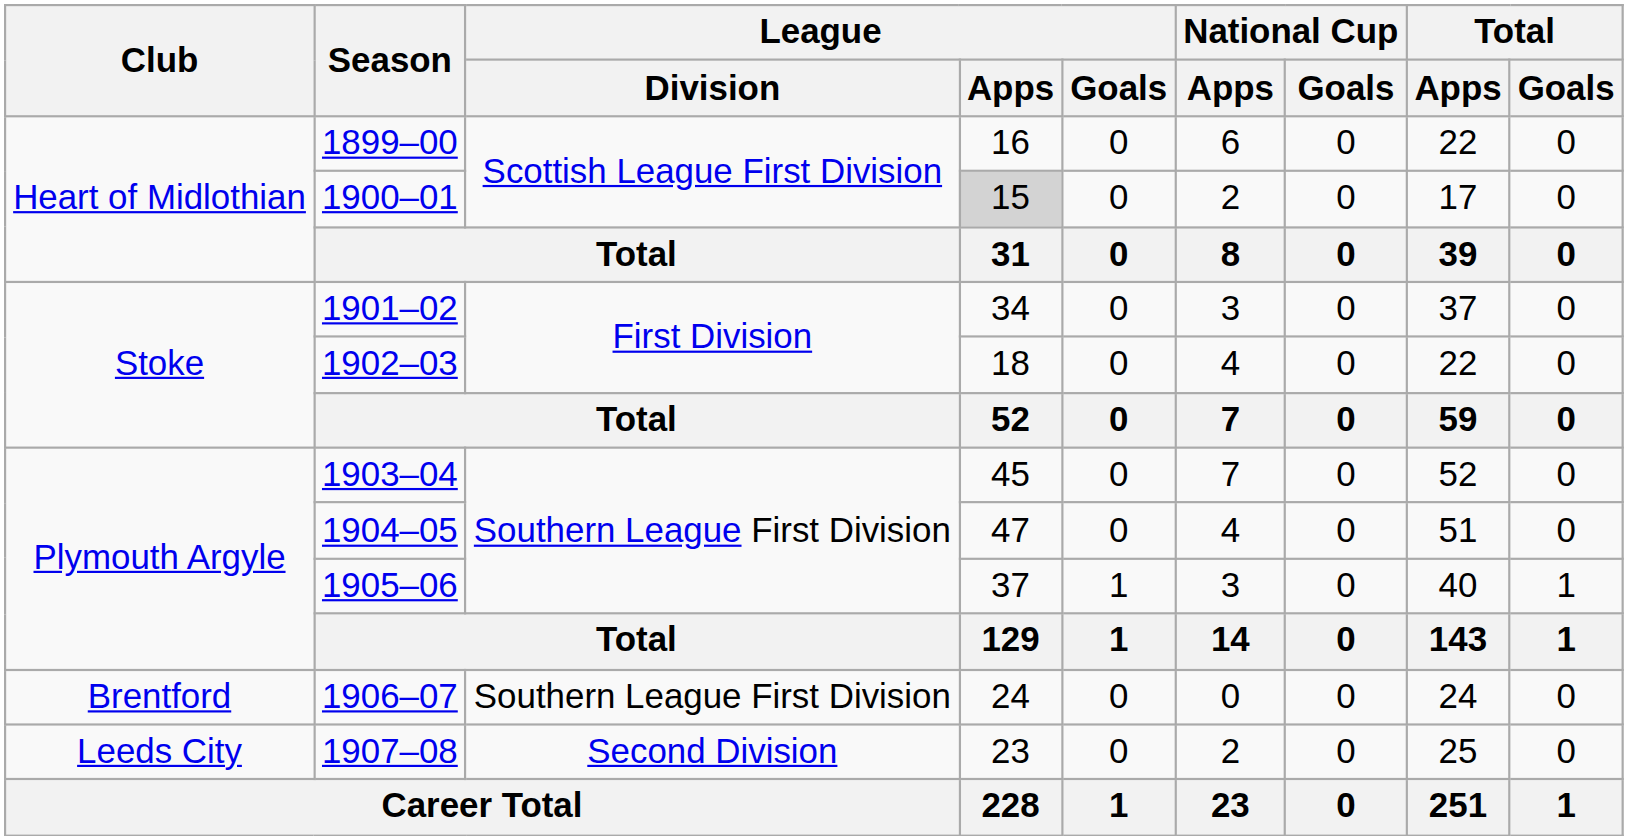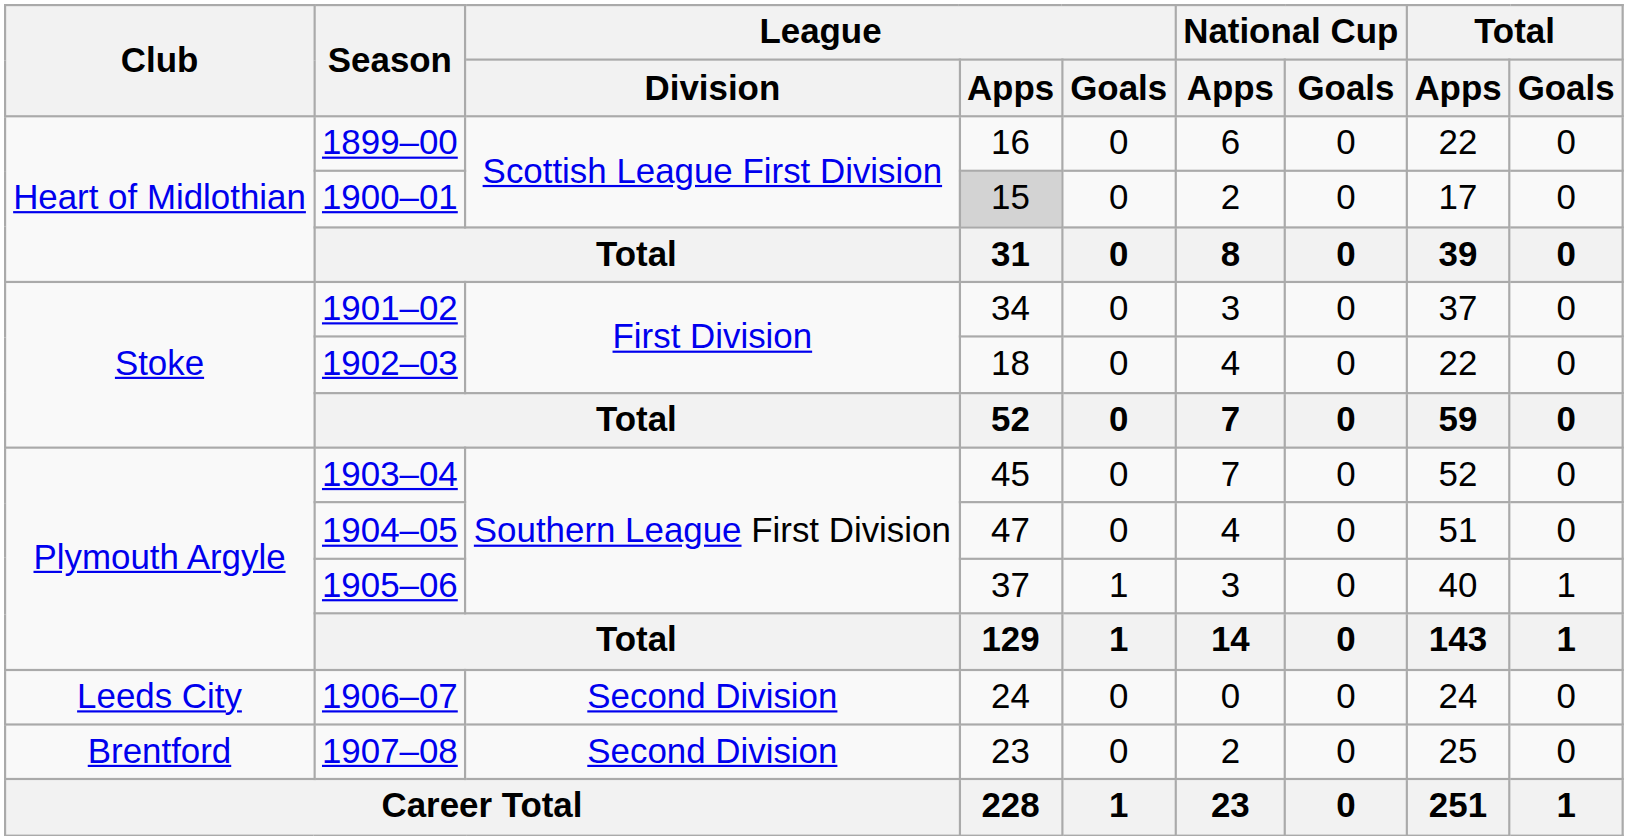(159, 695) Brentford -> (159, 695) Leeds City
(712, 695) Southern League First Division -> (712, 695) Second Division
(159, 751) Leeds City -> (159, 751) Brentford
